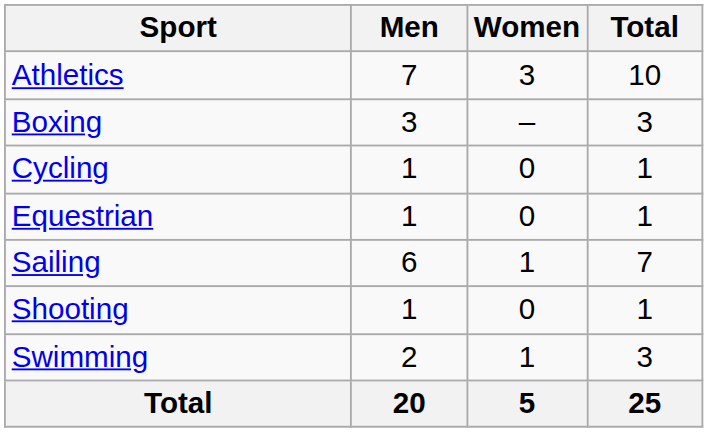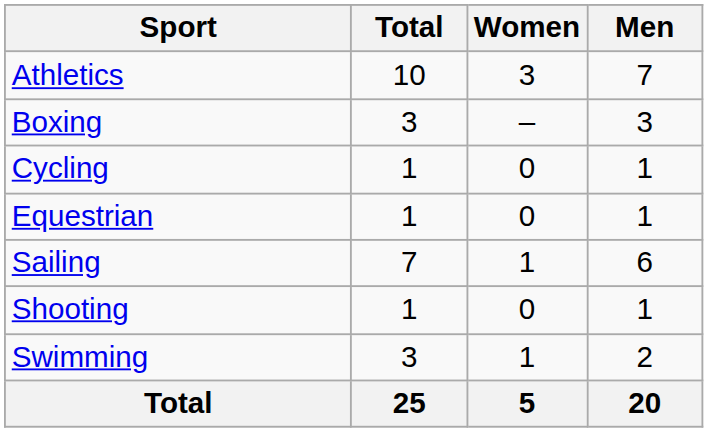columns swapped: (409, 27) <-> (645, 27)
